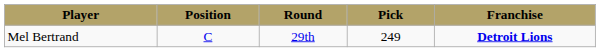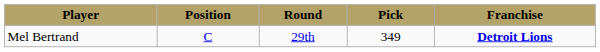(391, 36) 249 -> (391, 36) 349
